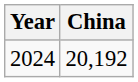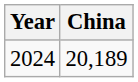(96, 58) 20,192 -> (96, 58) 20,189
